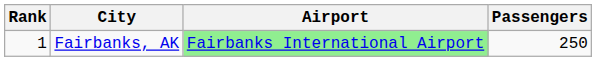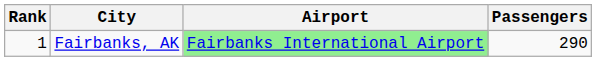(573, 44) 250 -> (573, 44) 290
